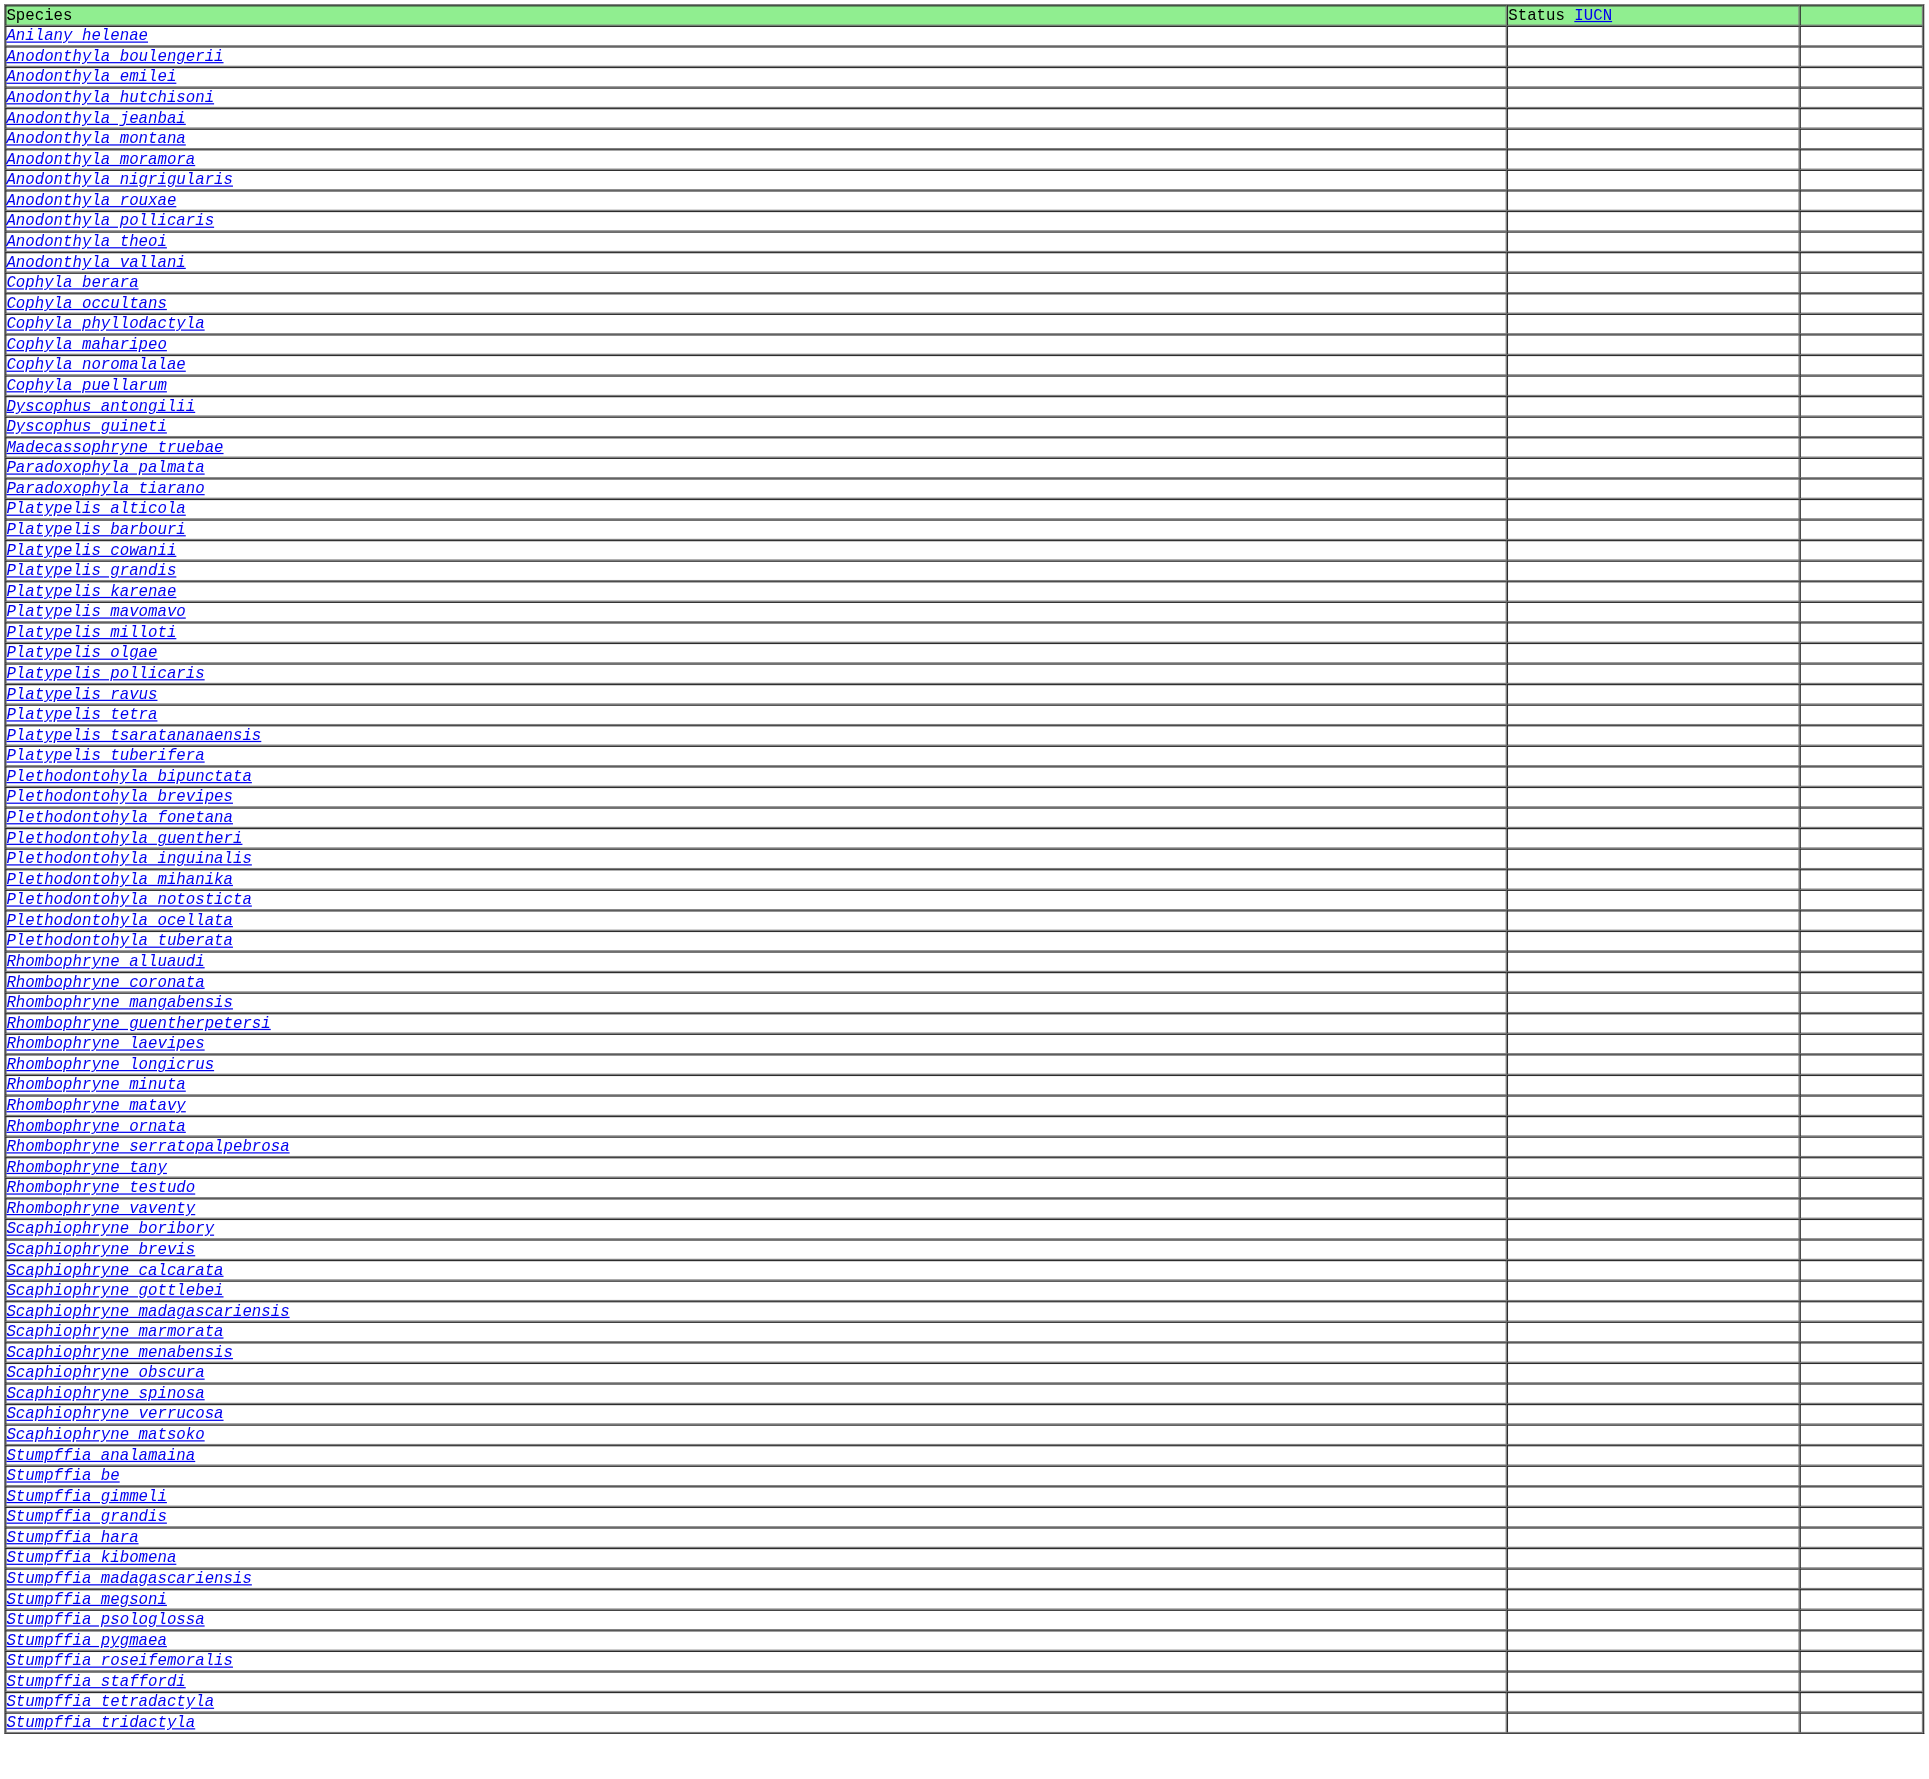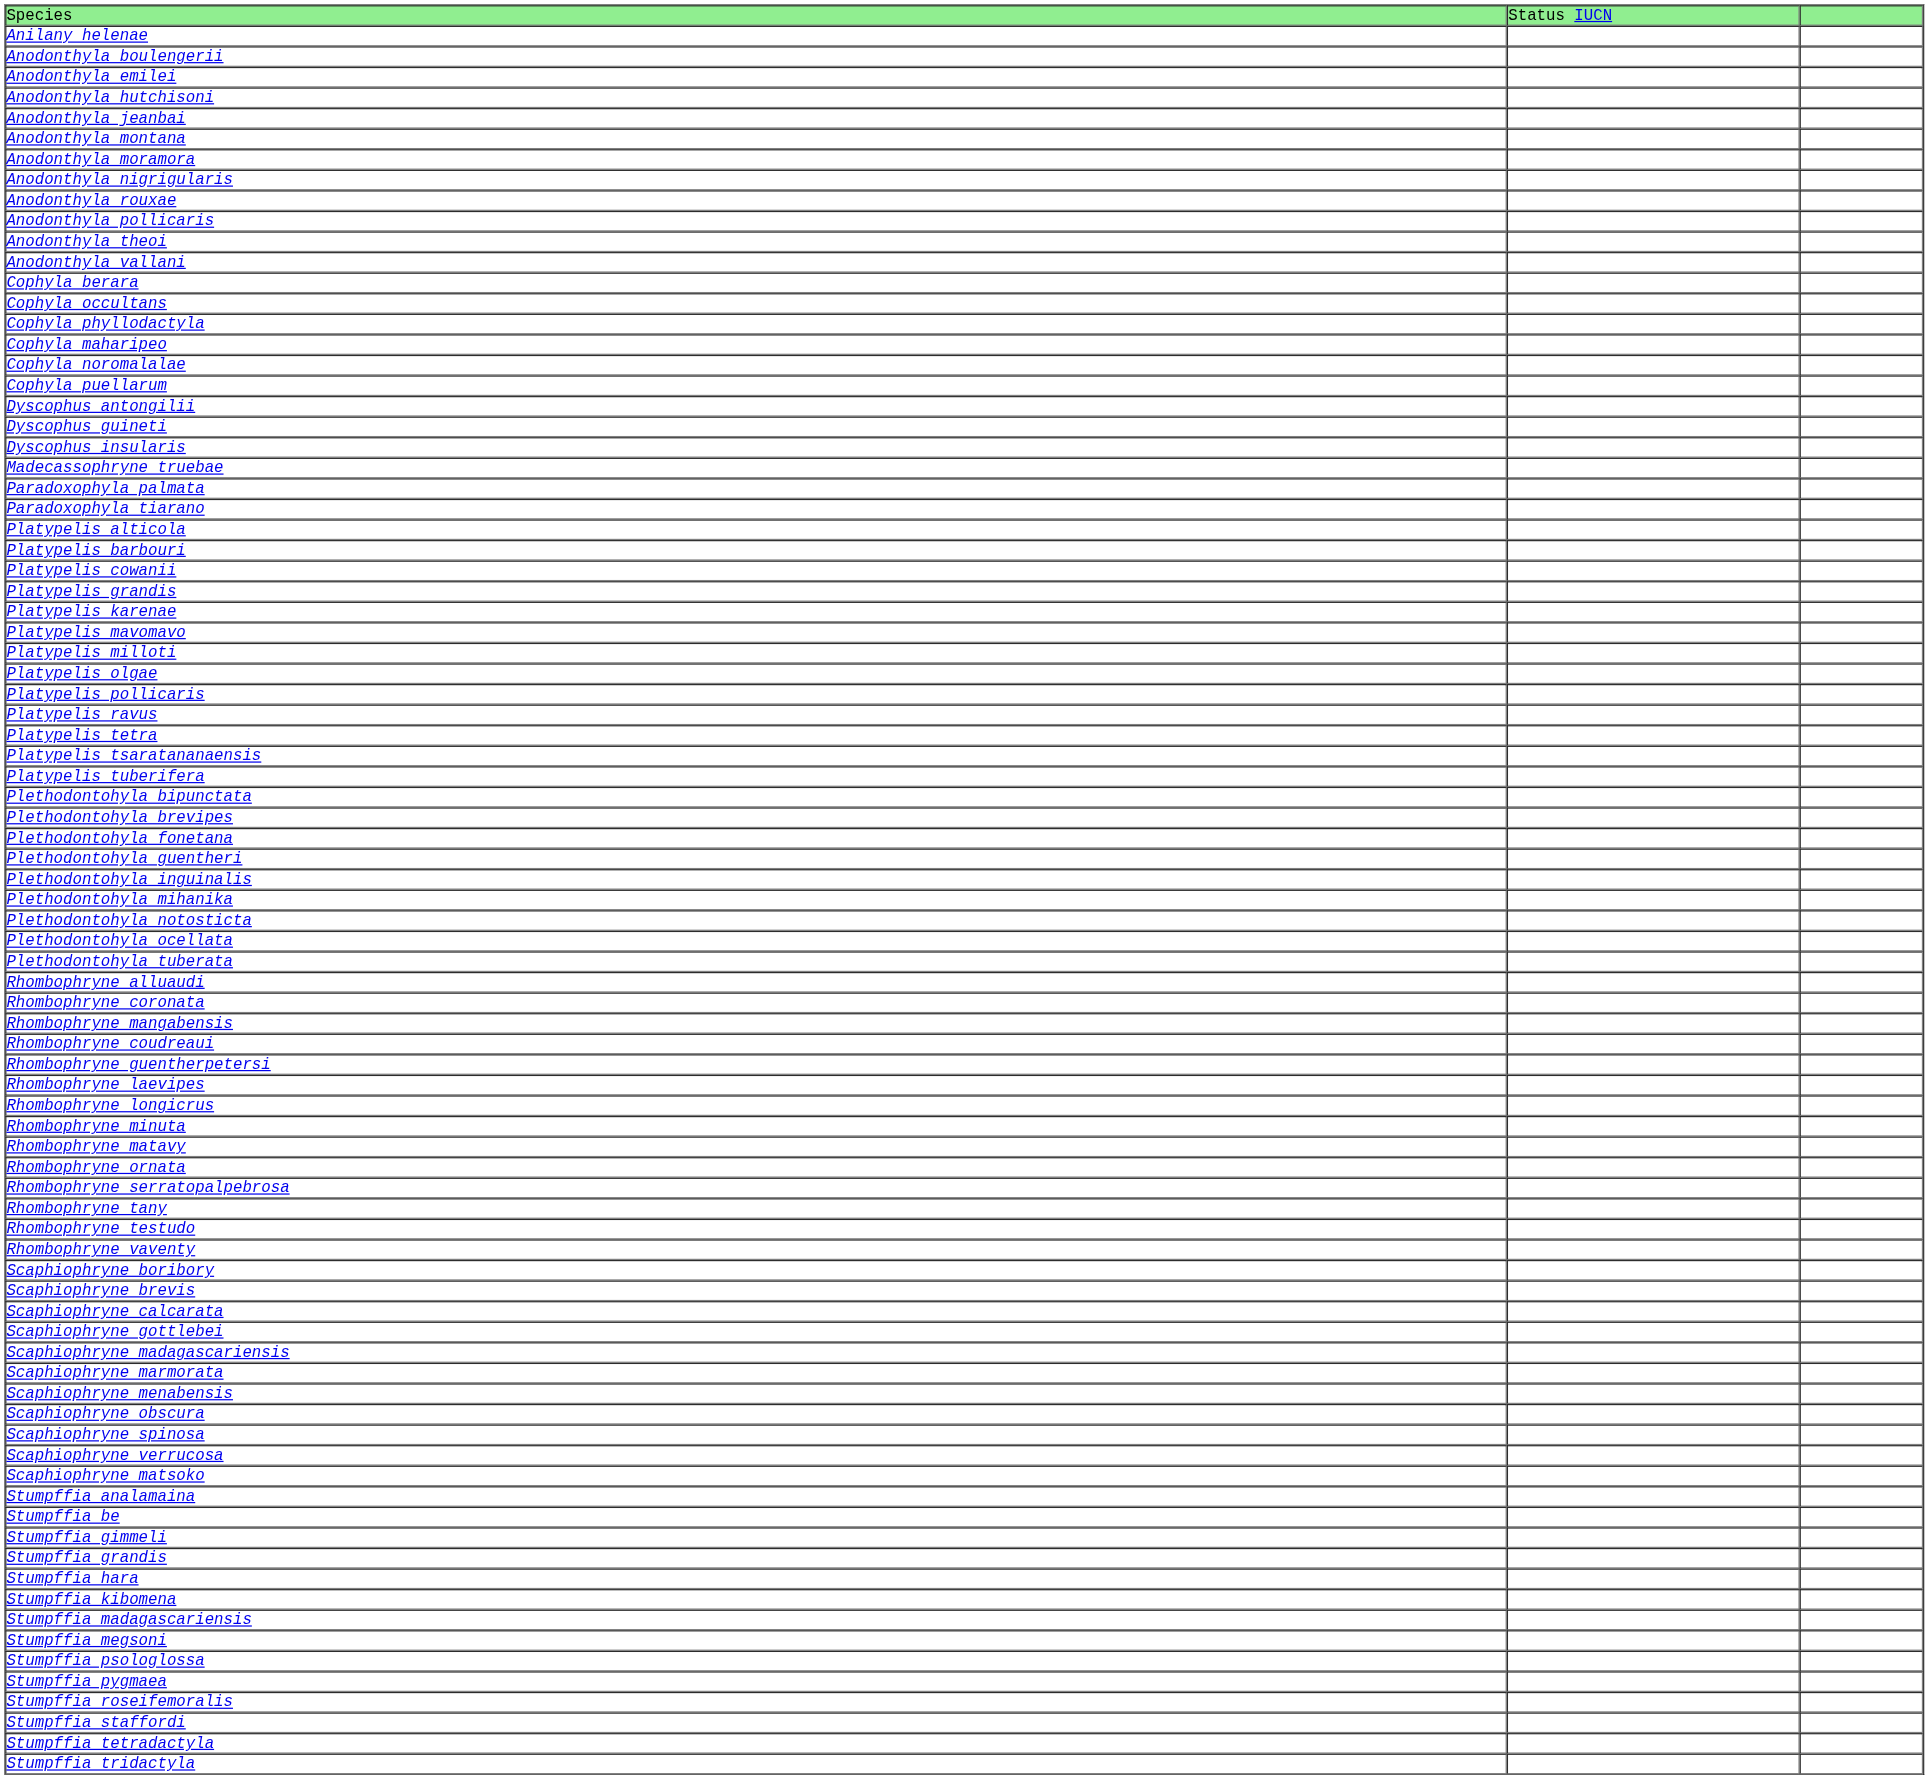+ row: (96, 447)
+ row: (110, 1044)
